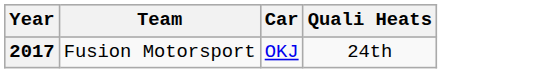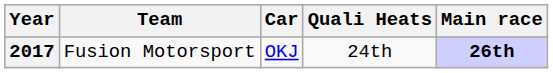+ column: (492, 20)
